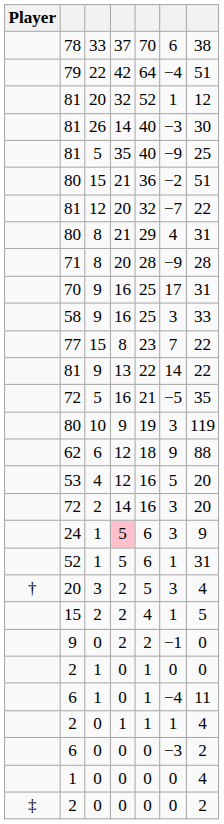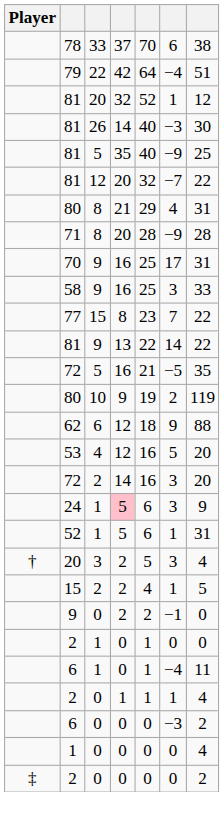- row: (72, 180)
(173, 425) 3 -> (173, 398) 2
